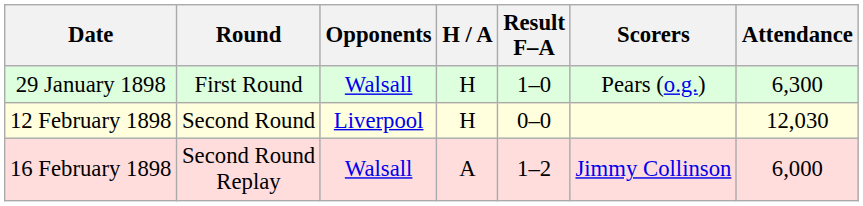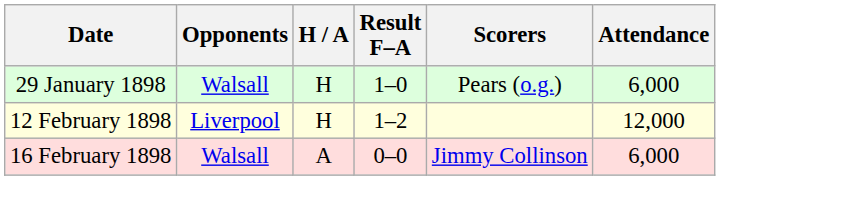- column: (249, 35)
(797, 84) 6,300 -> (654, 84) 6,000
(534, 120) 0–0 -> (390, 120) 1–2
(797, 120) 12,030 -> (654, 120) 12,000
(534, 168) 1–2 -> (390, 156) 0–0
